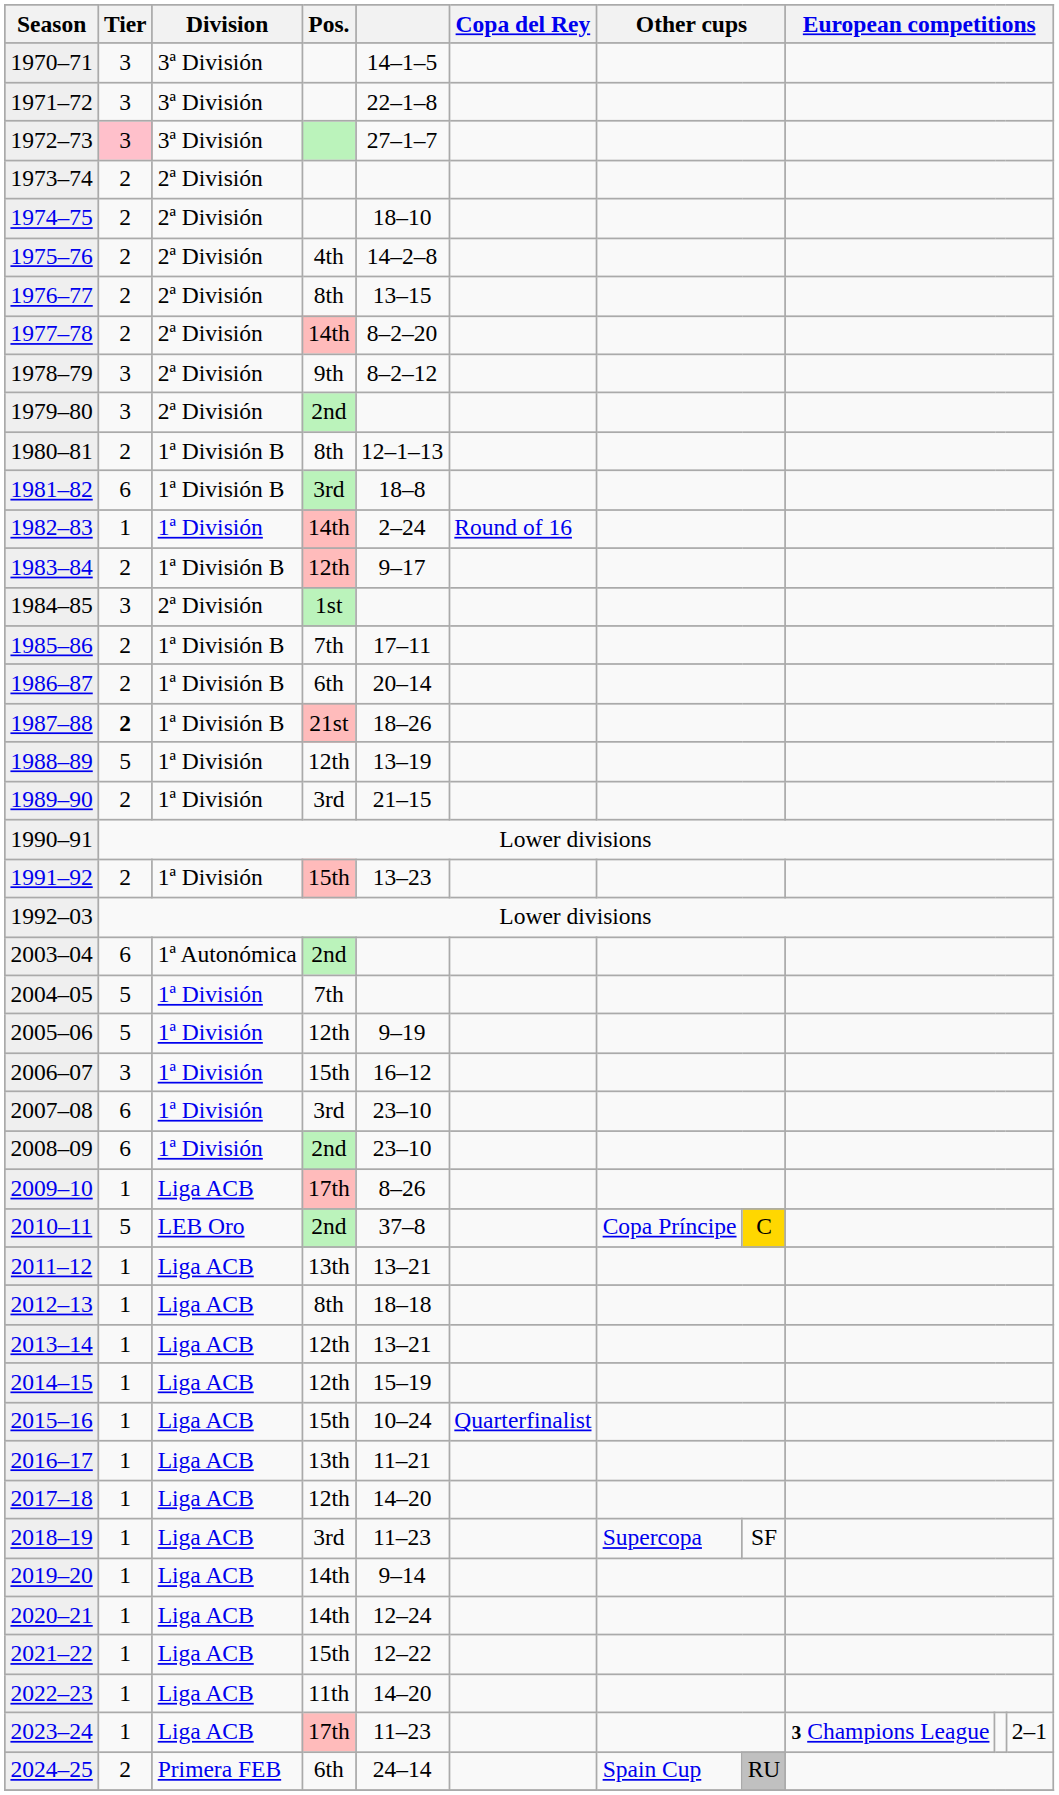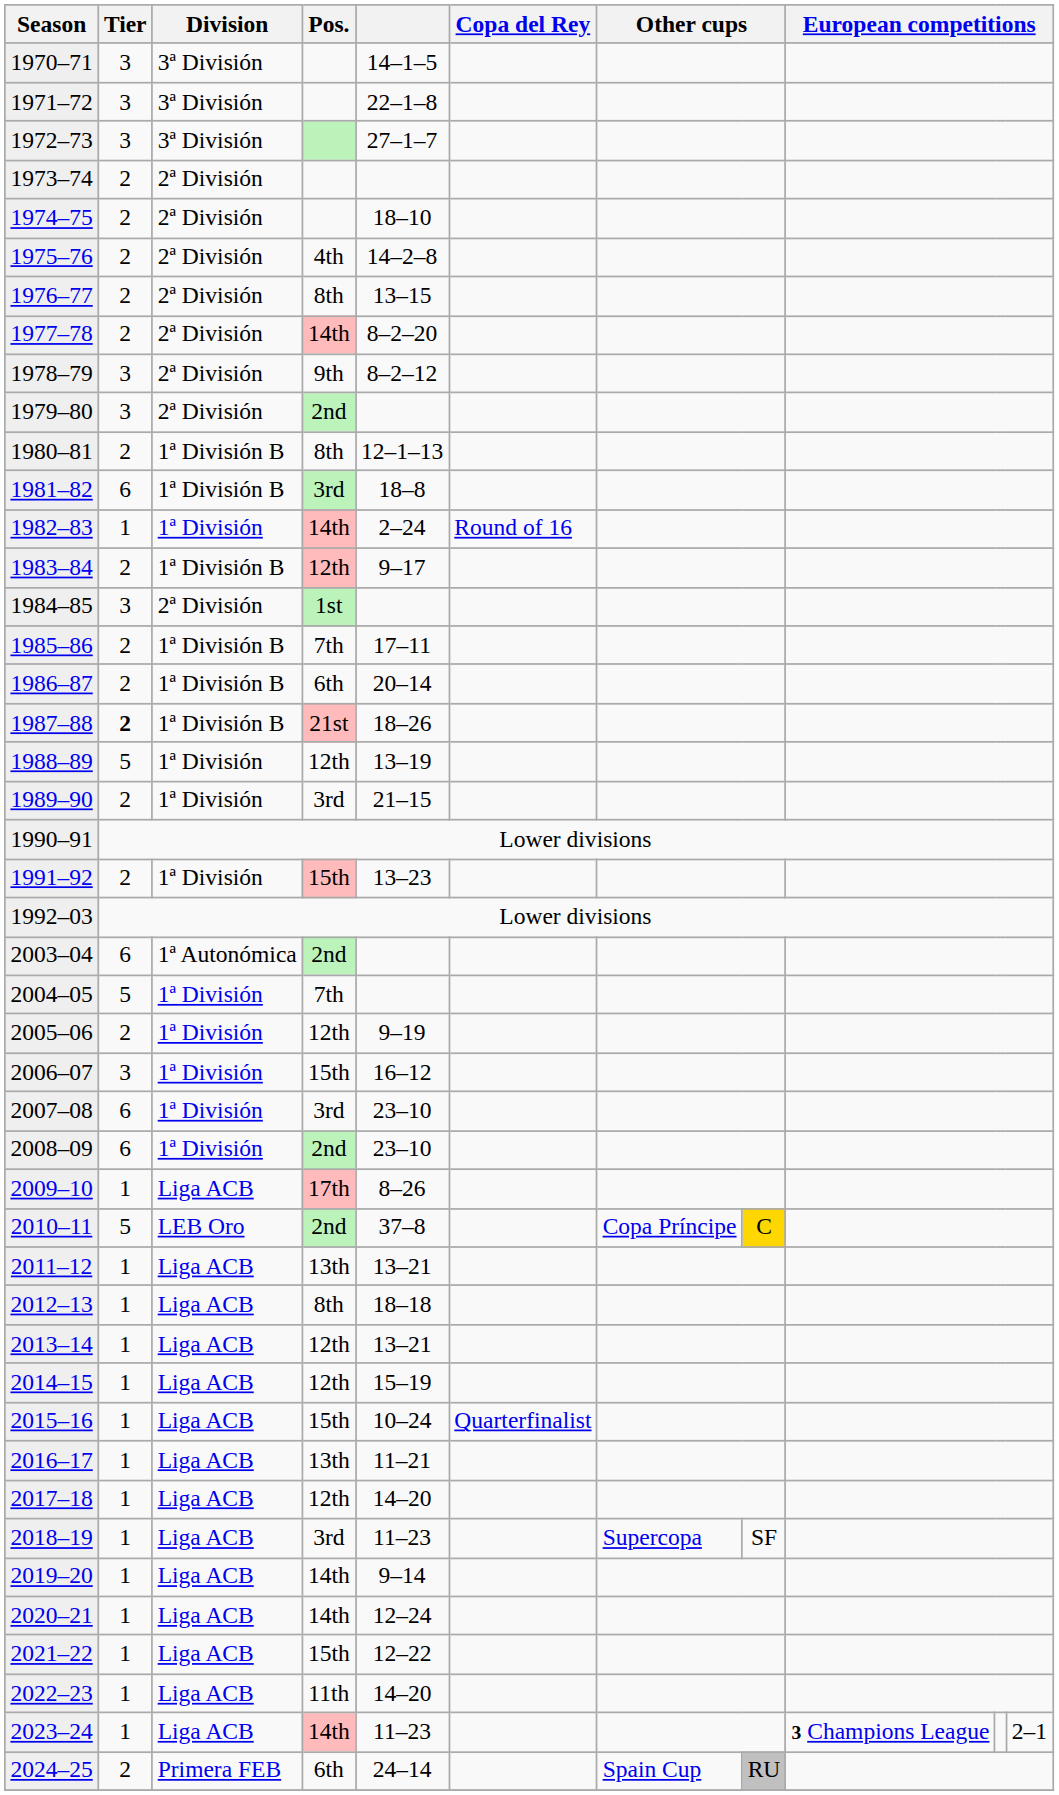(125, 139) pink background -> (125, 139) no background
(125, 1032) 5 -> (125, 1032) 2
(329, 1731) 17th -> (329, 1731) 14th
